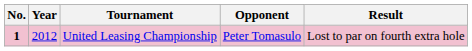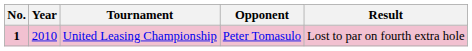(44, 35) 2012 -> (44, 35) 2010
